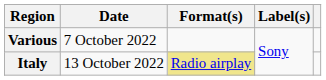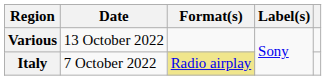(110, 39) 7 October 2022 -> (114, 39) 13 October 2022
(114, 63) 13 October 2022 -> (110, 63) 7 October 2022
